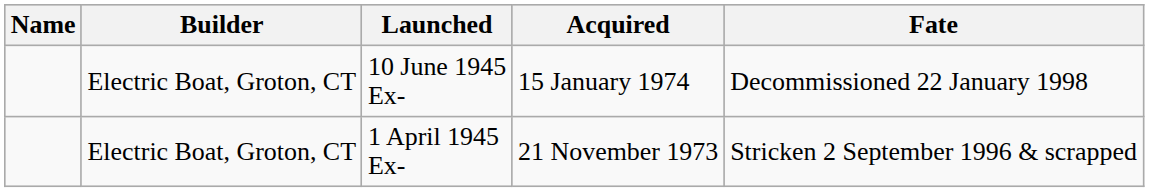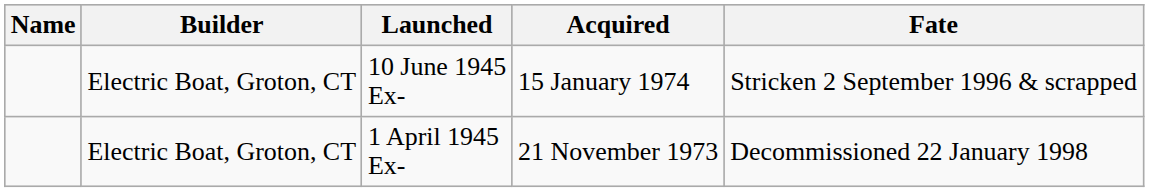(909, 80) Decommissioned 22 January 1998 -> (934, 80) Stricken 2 September 1996 & scrapped
(934, 151) Stricken 2 September 1996 & scrapped -> (909, 151) Decommissioned 22 January 1998
